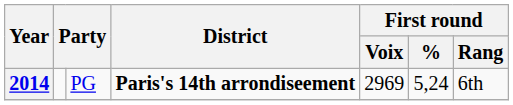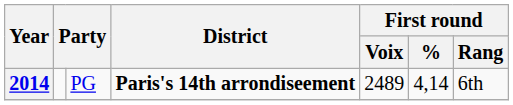(384, 83) 2969 -> (384, 83) 2489
(431, 83) 5,24 -> (431, 83) 4,14
